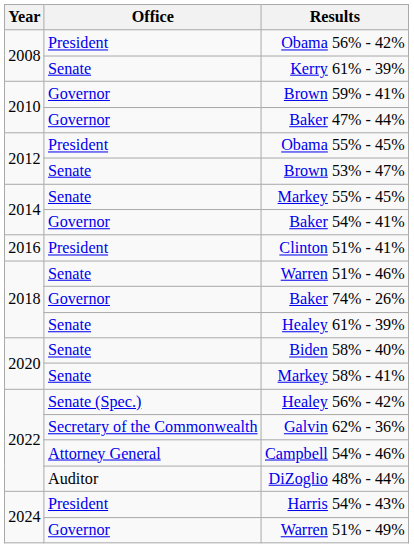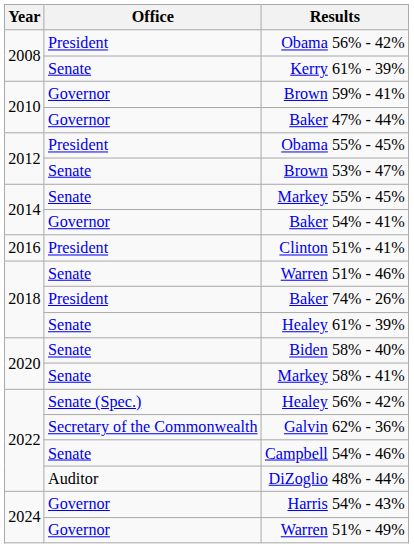(79, 299) Governor -> (78, 299) President
(104, 453) Attorney General -> (70, 453) Senate
(78, 504) President -> (79, 504) Governor
